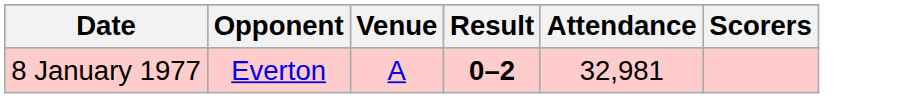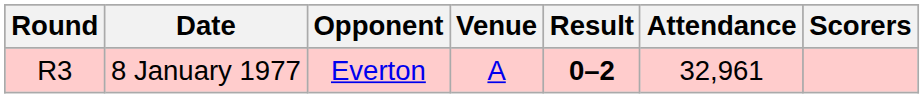+ column: (55, 26)
(622, 69) 32,981 -> (722, 69) 32,961
